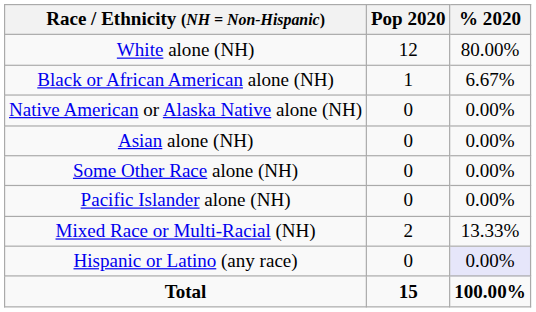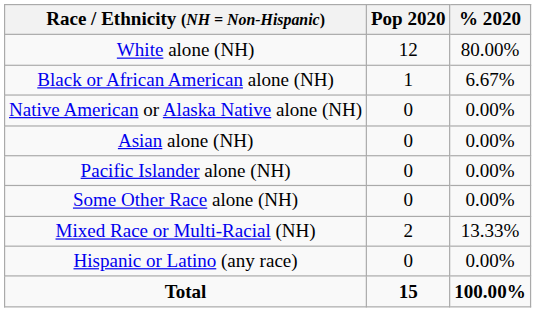rows swapped: (186, 200) <-> (186, 170)
(490, 261) lavender background -> (490, 261) no background
